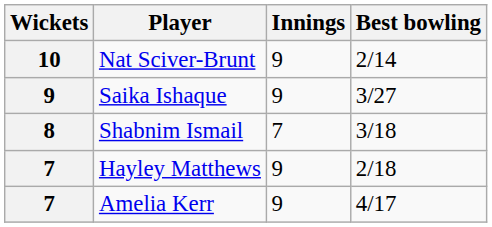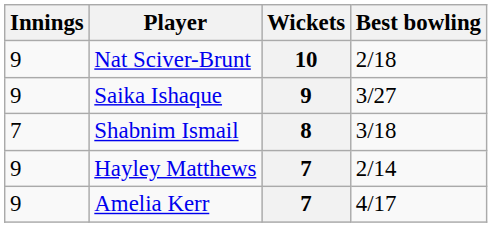columns swapped: (49, 22) <-> (308, 22)
(376, 58) 2/14 -> (376, 58) 2/18
(376, 167) 2/18 -> (376, 167) 2/14
